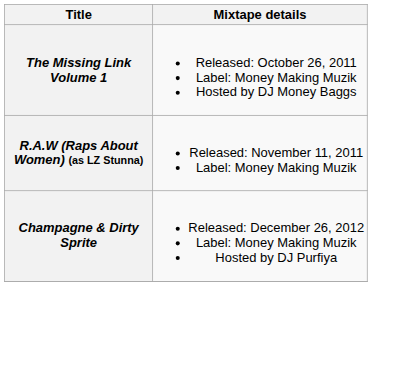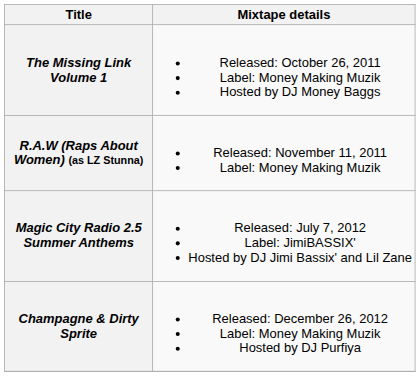+ row: (79, 236)
